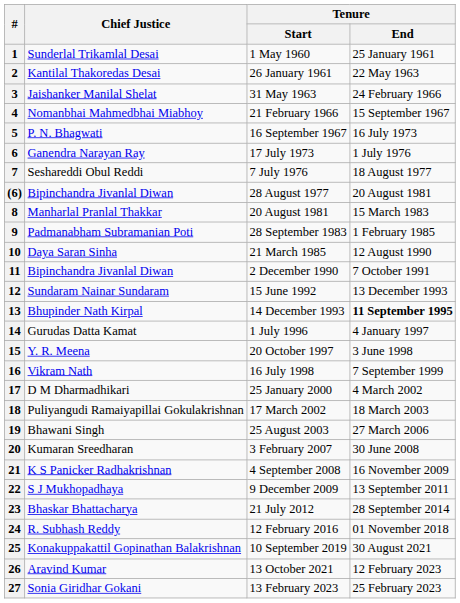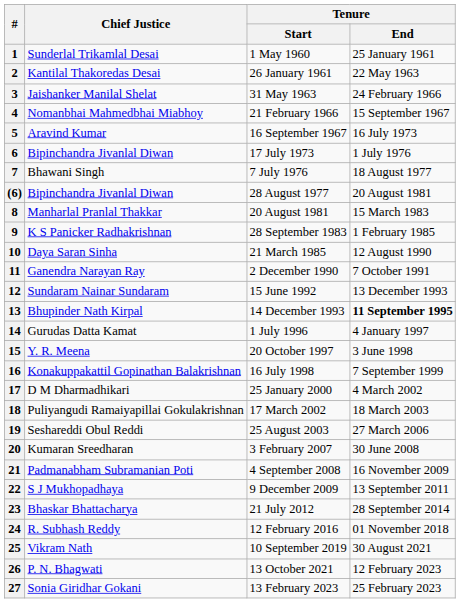(65, 133) P. N. Bhagwati -> (67, 133) Aravind Kumar
(86, 152) Ganendra Narayan Ray -> (100, 152) Bipinchandra Jivanlal Diwan
(85, 172) Seshareddi Obul Reddi -> (66, 172) Bhawani Singh
(110, 232) Padmanabham Subramanian Poti -> (99, 232) K S Panicker Radhakrishnan
(100, 271) Bipinchandra Jivanlal Diwan -> (86, 271) Ganendra Narayan Ray
(60, 370) Vikram Nath -> (134, 370) Konakuppakattil Gopinathan Balakrishnan
(66, 430) Bhawani Singh -> (85, 430) Seshareddi Obul Reddi
(99, 469) K S Panicker Radhakrishnan -> (110, 469) Padmanabham Subramanian Poti
(134, 548) Konakuppakattil Gopinathan Balakrishnan -> (60, 548) Vikram Nath
(67, 568) Aravind Kumar -> (65, 568) P. N. Bhagwati
